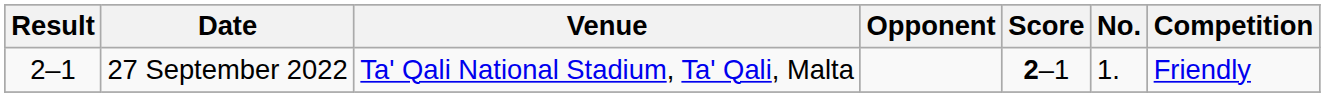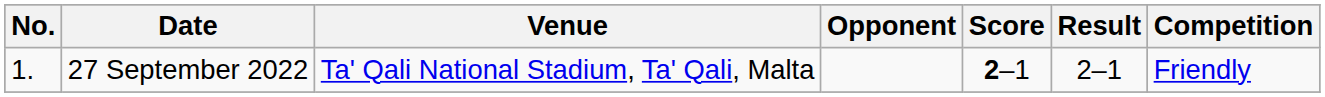columns swapped: (1119, 26) <-> (53, 26)
